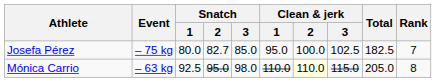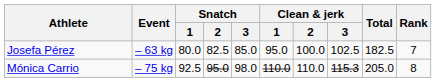(154, 50) – 75 kg -> (154, 50) – 63 kg
(218, 50) 82.7 -> (218, 50) 82.5
(154, 69) – 63 kg -> (154, 69) – 75 kg
(310, 69) lightyellow background -> (310, 69) no background
(345, 69) 115.0 -> (345, 69) 115.3
